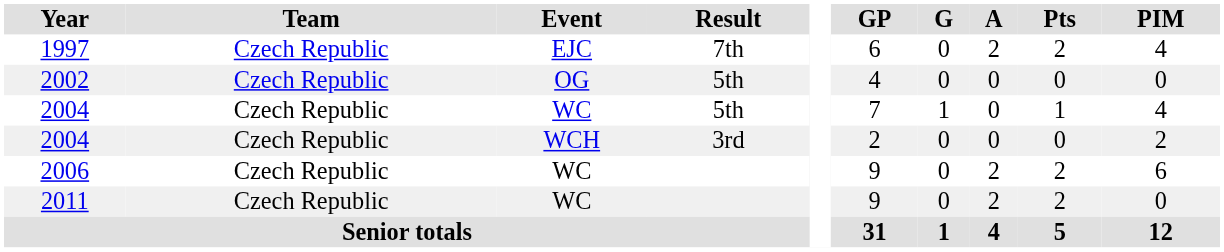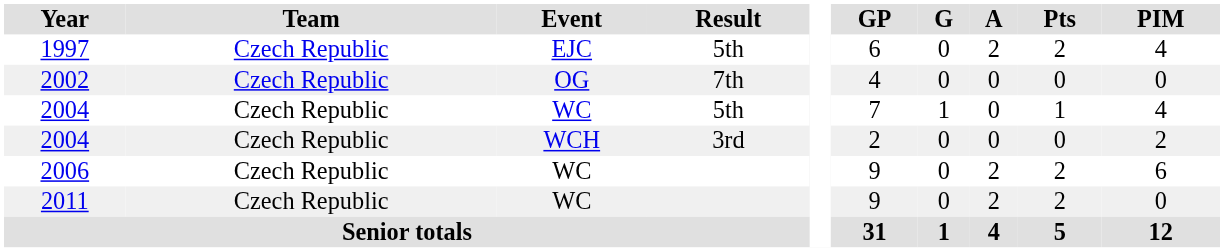(728, 49) 7th -> (728, 49) 5th
(728, 79) 5th -> (728, 79) 7th
